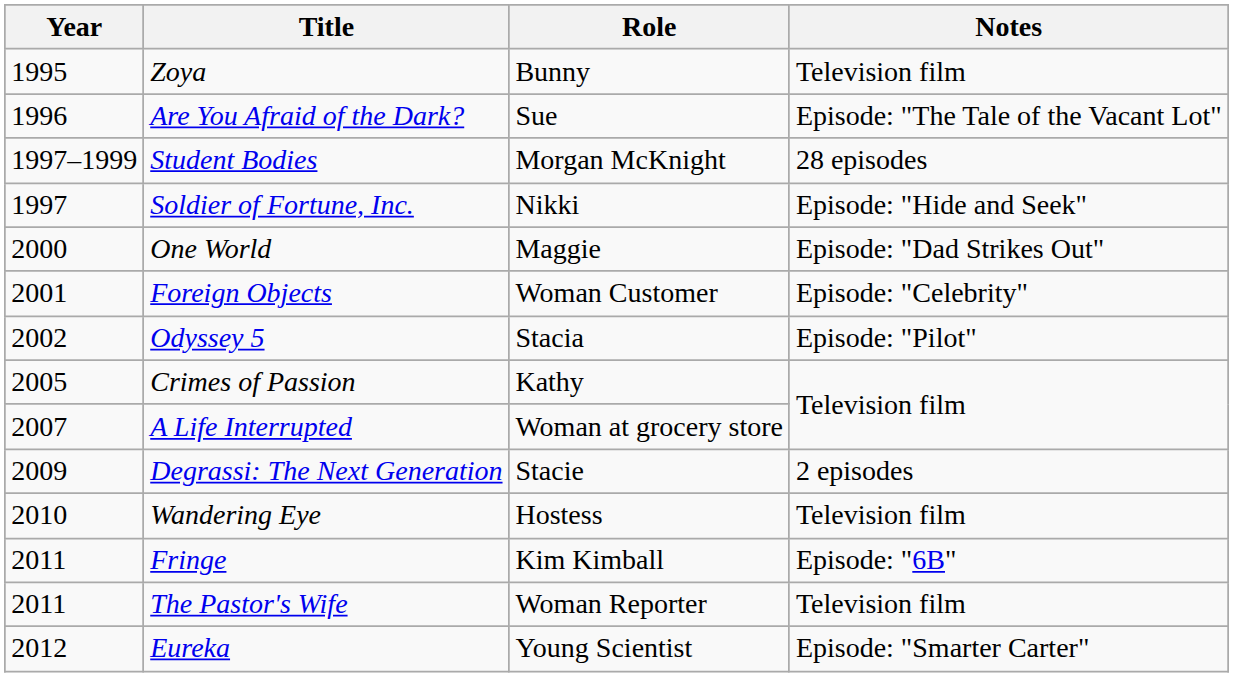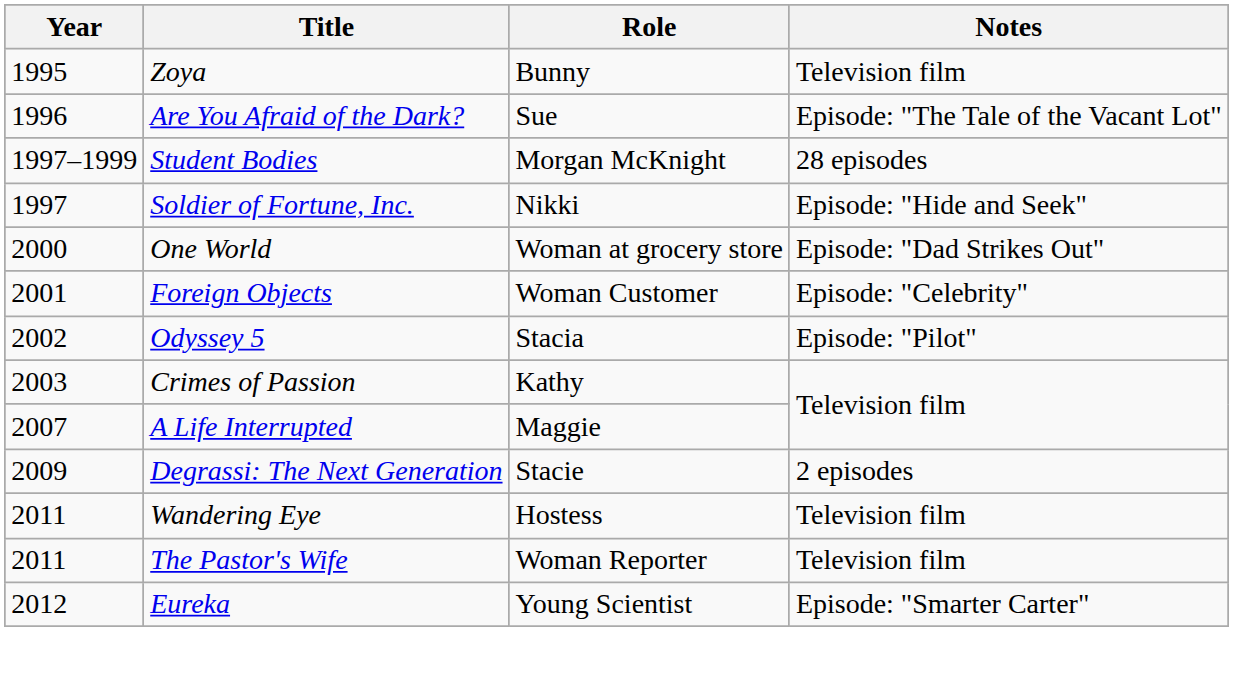(558, 248) Maggie -> (649, 248) Woman at grocery store
(39, 381) 2005 -> (39, 381) 2003
(649, 426) Woman at grocery store -> (558, 426) Maggie
(39, 515) 2010 -> (39, 515) 2011
- row: (188, 559)
